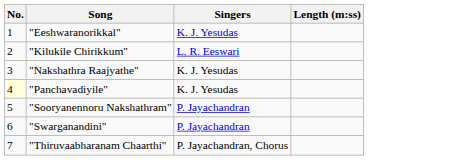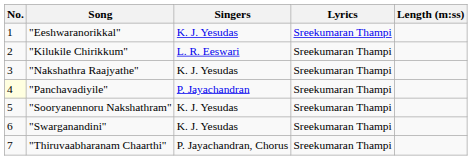+ column: (343, 14)
(207, 89) K. J. Yesudas -> (213, 89) P. Jayachandran
(213, 108) P. Jayachandran -> (207, 108) K. J. Yesudas
(213, 126) P. Jayachandran -> (207, 126) K. J. Yesudas
